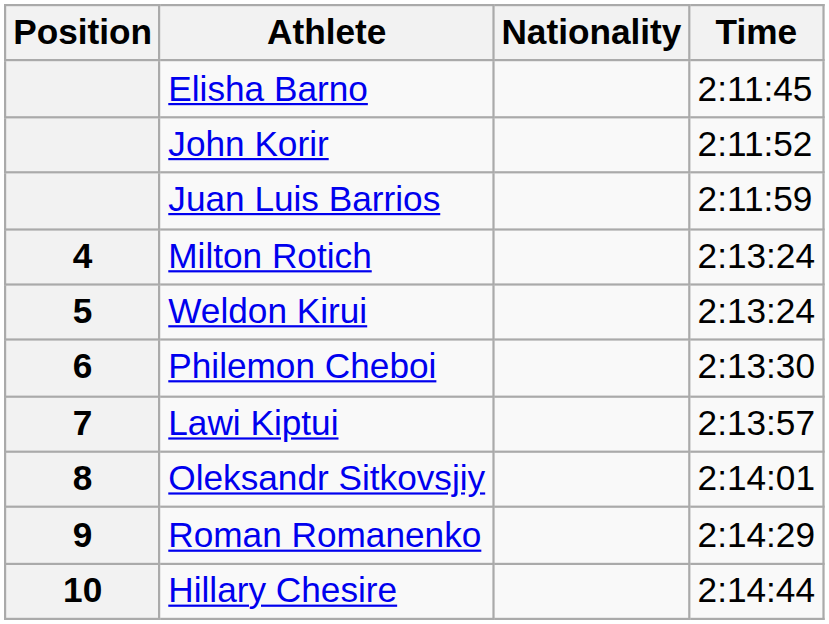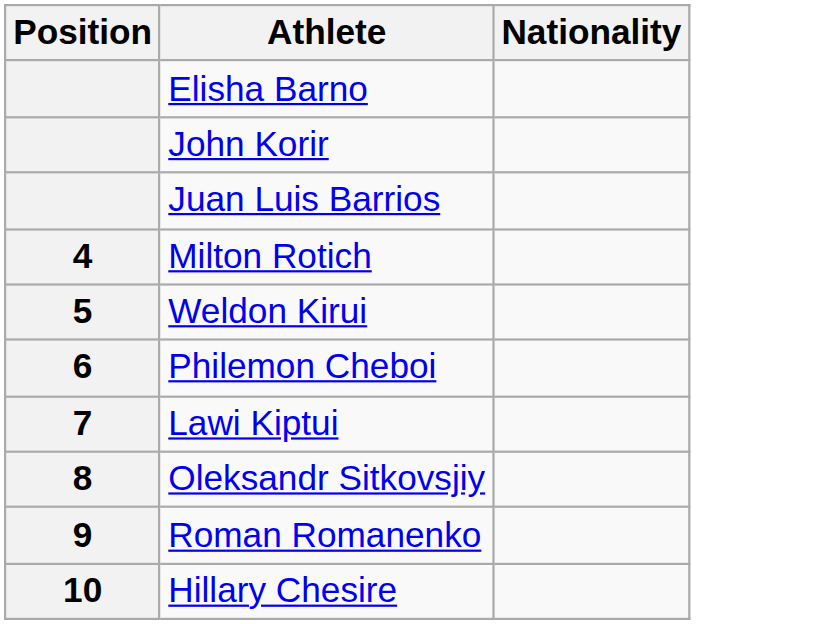- column: (756, 32)
